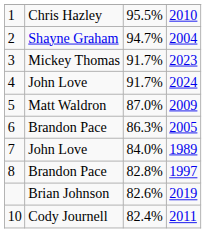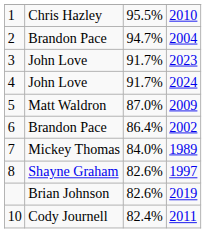(73, 37) Shayne Graham -> (68, 37) Brandon Pace
(74, 60) Mickey Thomas -> (58, 60) John Love
(145, 127) 86.3% -> (145, 127) 86.4%
(183, 127) 2005 -> (183, 127) 2002
(58, 149) John Love -> (74, 149) Mickey Thomas
(68, 171) Brandon Pace -> (73, 171) Shayne Graham
(145, 171) 82.8% -> (145, 171) 82.6%
